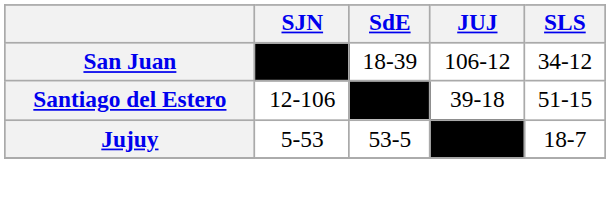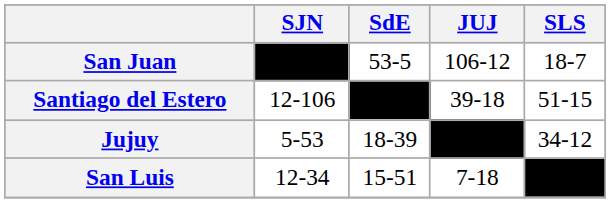(390, 61) 18-39 -> (390, 61) 53-5
(565, 61) 34-12 -> (565, 61) 18-7
(390, 138) 53-5 -> (390, 138) 18-39
(565, 138) 18-7 -> (565, 138) 34-12
+ row: (130, 177)
